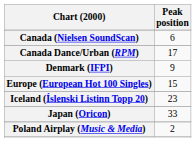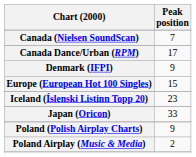(172, 38) 6 -> (172, 38) 7
+ row: (79, 129)
